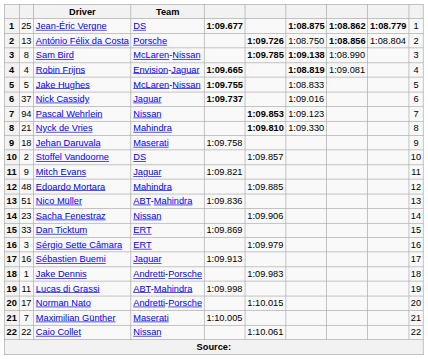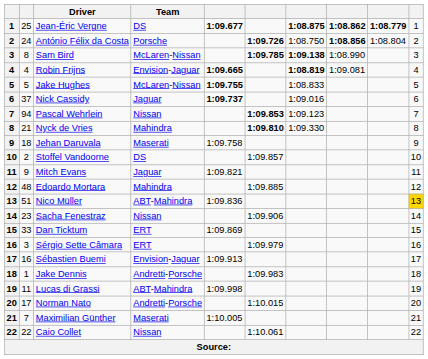(26, 40) 13 -> (26, 40) 24
(416, 201) no background -> (416, 201) gold background
(147, 259) Jaguar -> (166, 259) Envision-Jaguar
